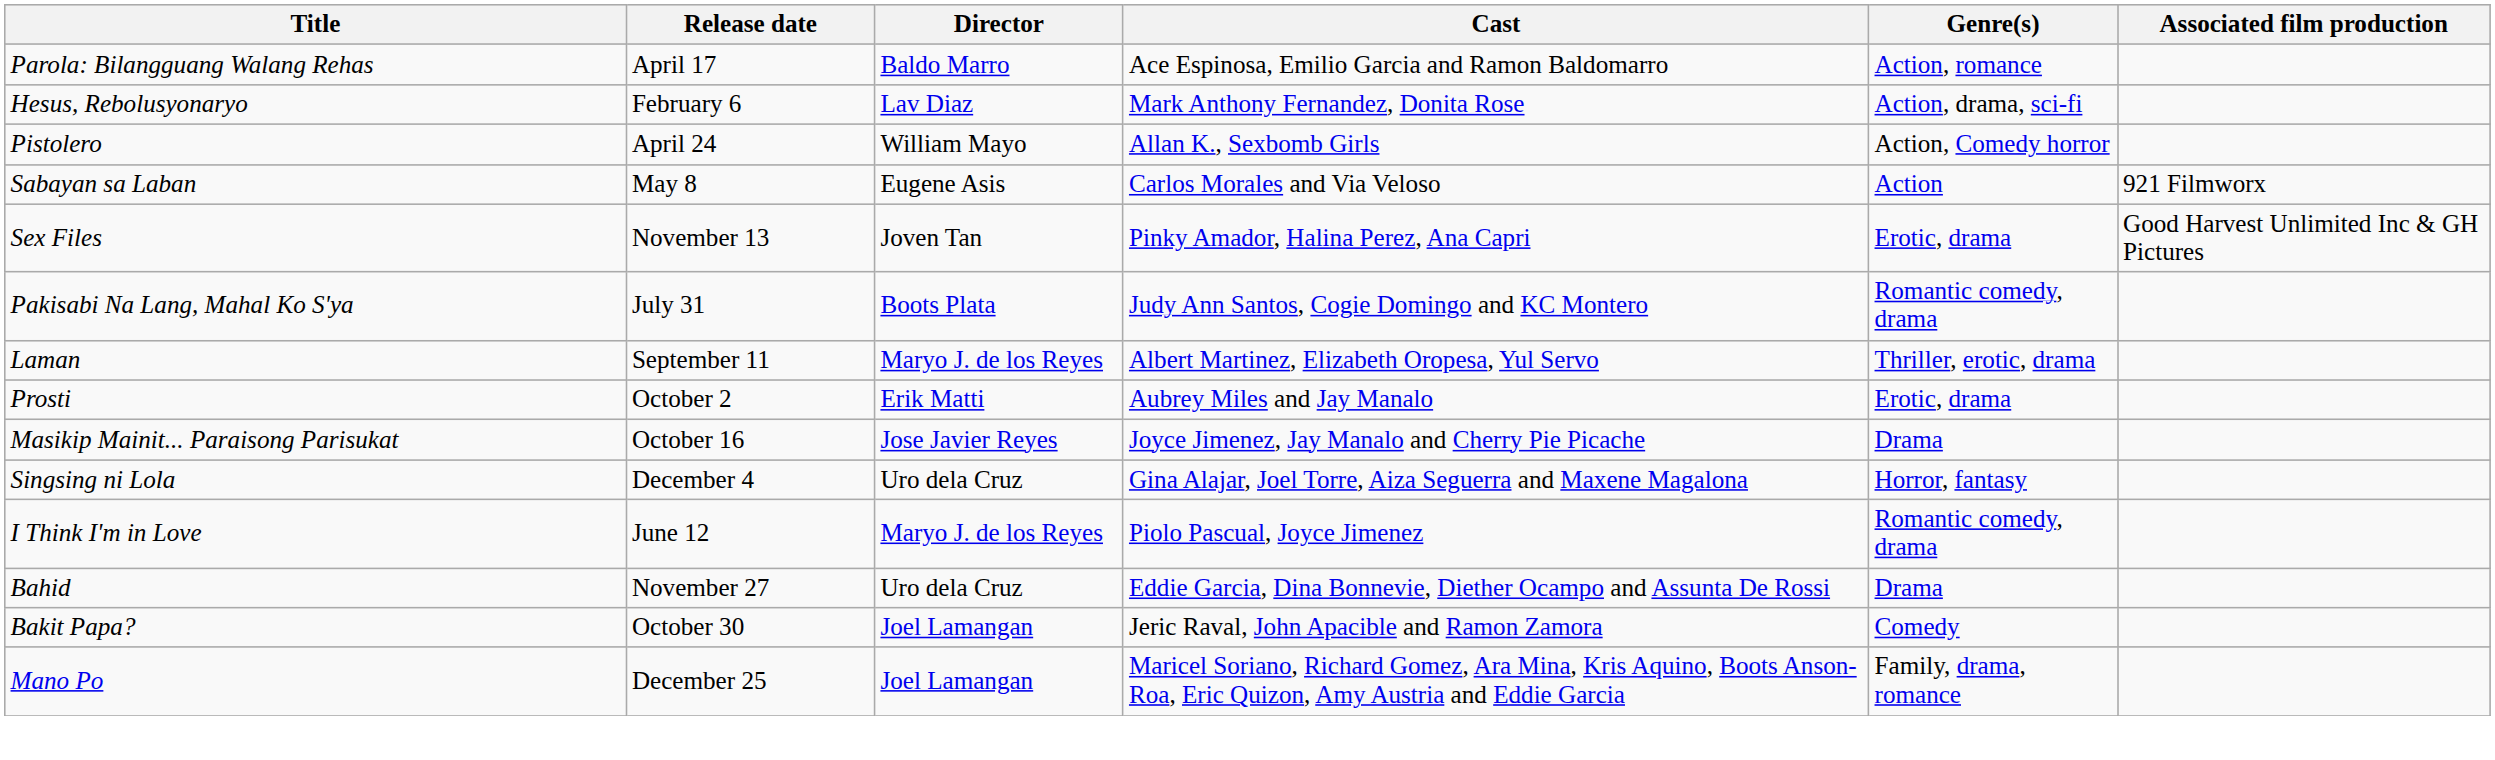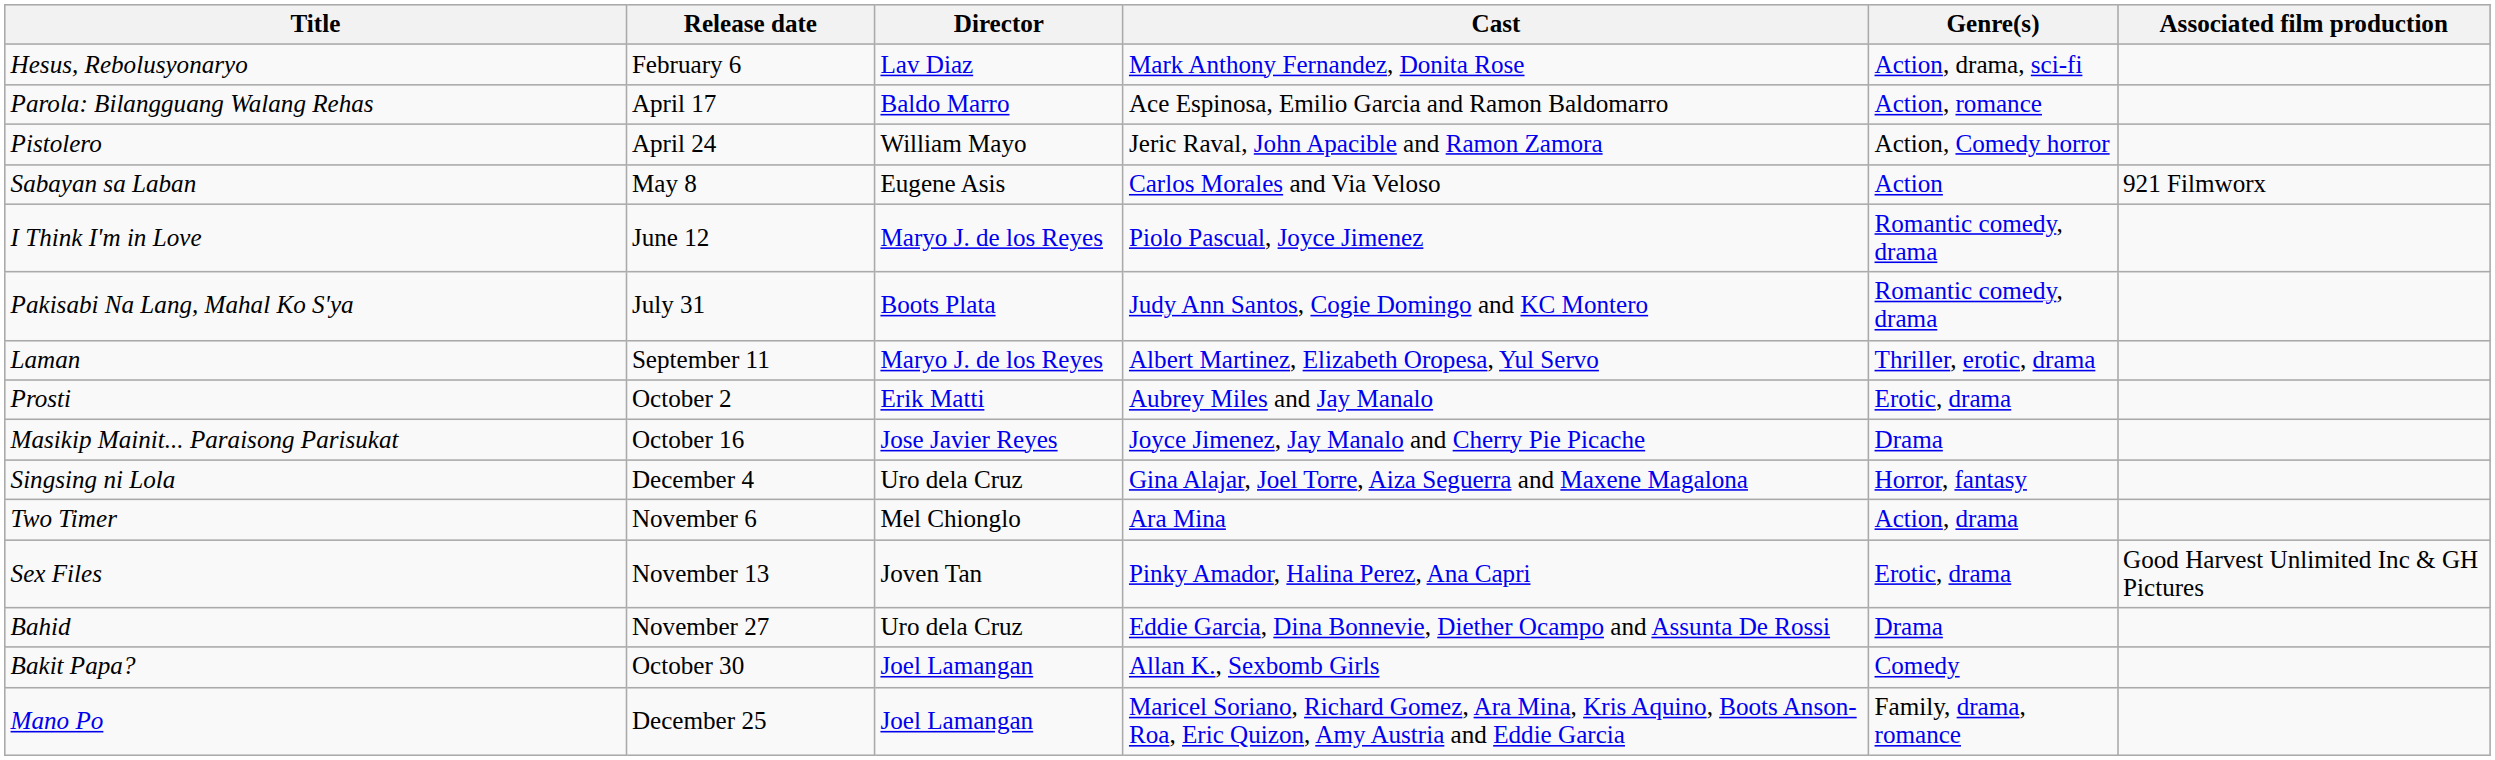rows swapped: (129, 104) <-> (192, 64)
(1254, 143) Allan K., Sexbomb Girls -> (1366, 143) Jeric Raval, John Apacible and Ramon Zamora
rows swapped: (106, 533) <-> (56, 237)
+ row: (64, 519)
(1366, 627) Jeric Raval, John Apacible and Ramon Zamora -> (1254, 666) Allan K., Sexbomb Girls
